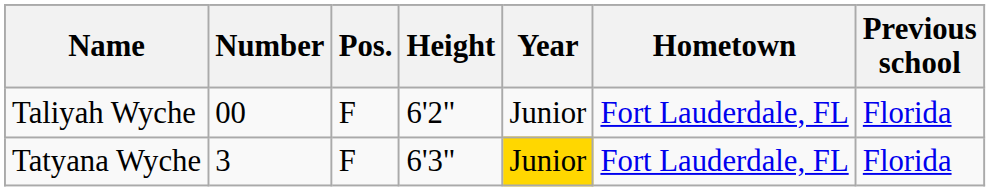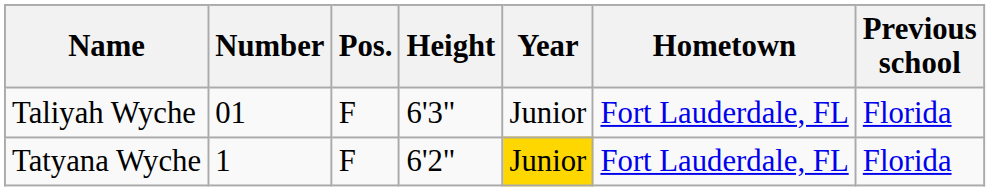(231, 112) 00 -> (231, 112) 01
(431, 112) 6'2" -> (431, 112) 6'3"
(223, 160) 3 -> (223, 160) 1
(431, 160) 6'3" -> (431, 160) 6'2"
